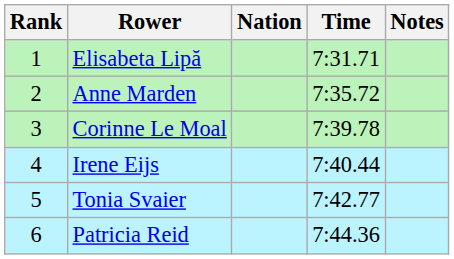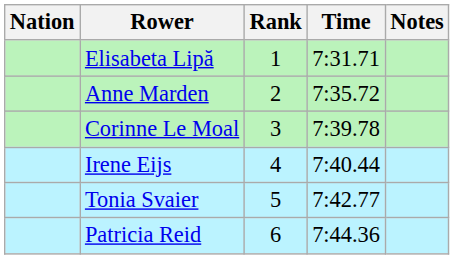columns swapped: (36, 22) <-> (269, 22)
